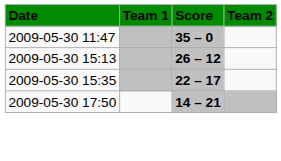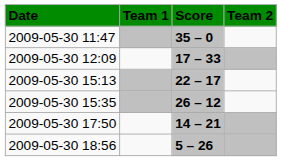+ row: (62, 59)
(198, 59) 26 – 12 -> (198, 80) 22 – 17
(198, 80) 22 – 17 -> (198, 102) 26 – 12
+ row: (62, 145)
